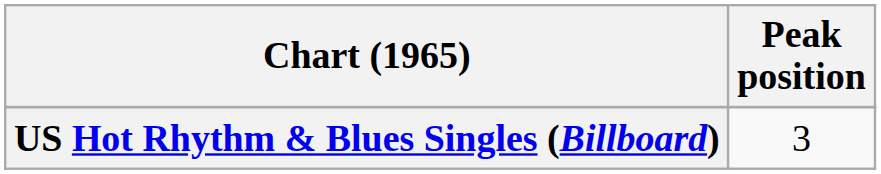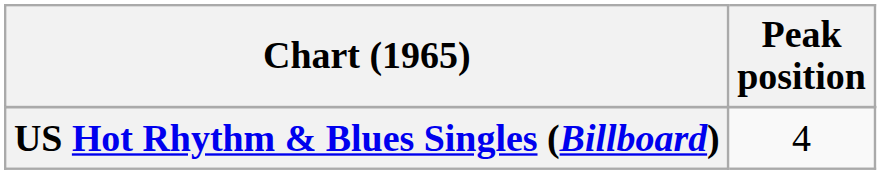(802, 137) 3 -> (802, 137) 4
